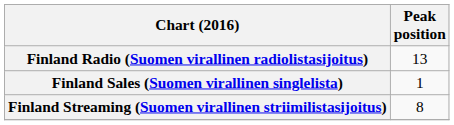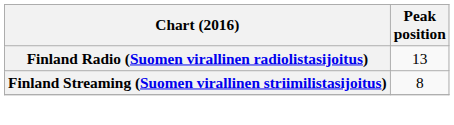- row: (197, 82)
